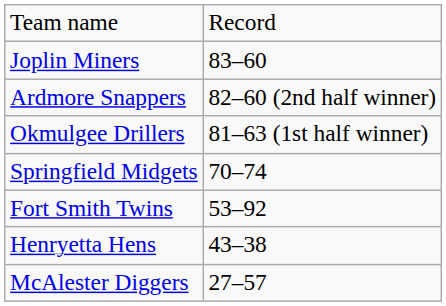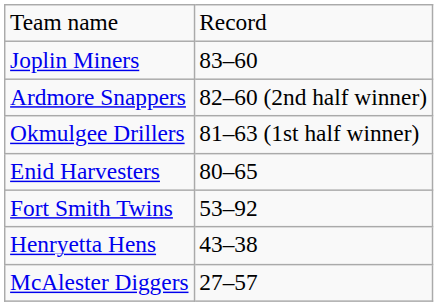+ row: (85, 171)
- row: (104, 171)
